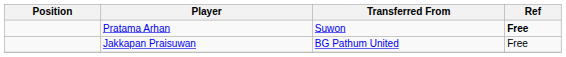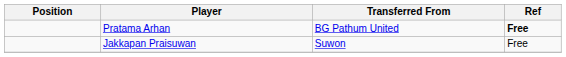(330, 28) Suwon -> (357, 28) BG Pathum United
(357, 44) BG Pathum United -> (330, 44) Suwon
